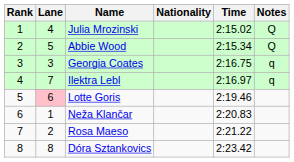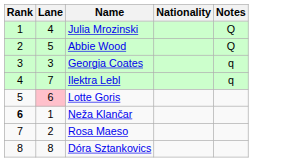- column: (234, 13)
(20, 115) normal -> (20, 115) bold
